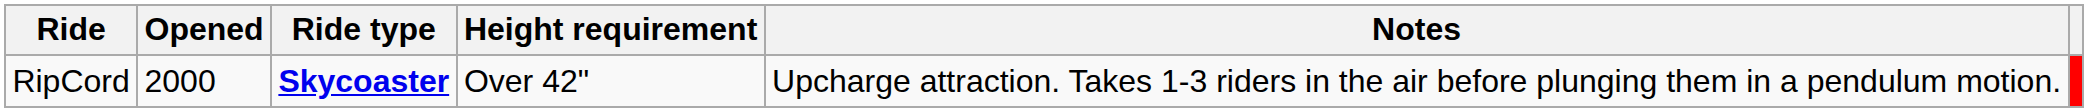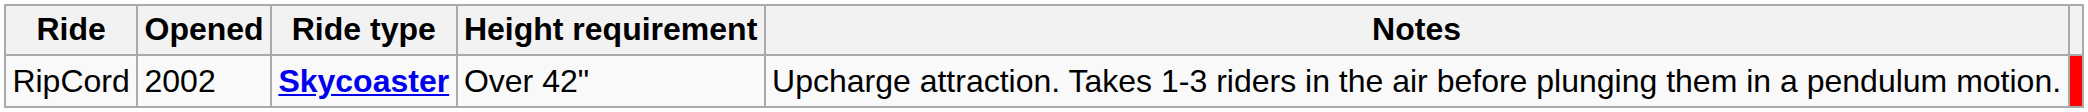(180, 80) 2000 -> (180, 80) 2002
